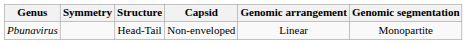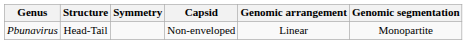columns swapped: (140, 13) <-> (87, 13)
